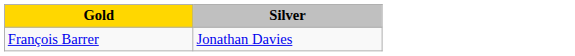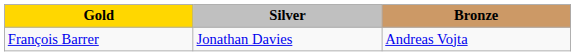+ column: (476, 16)
